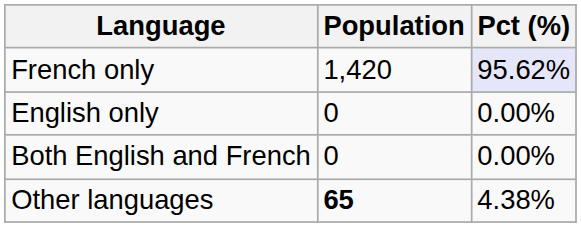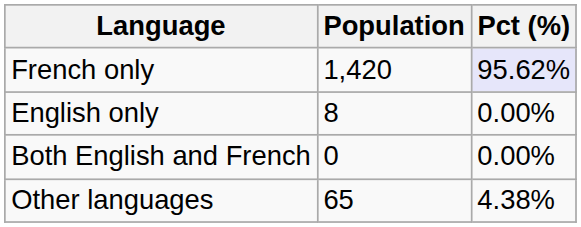(331, 112) 0 -> (331, 112) 8
(339, 199) bold -> (339, 199) normal
